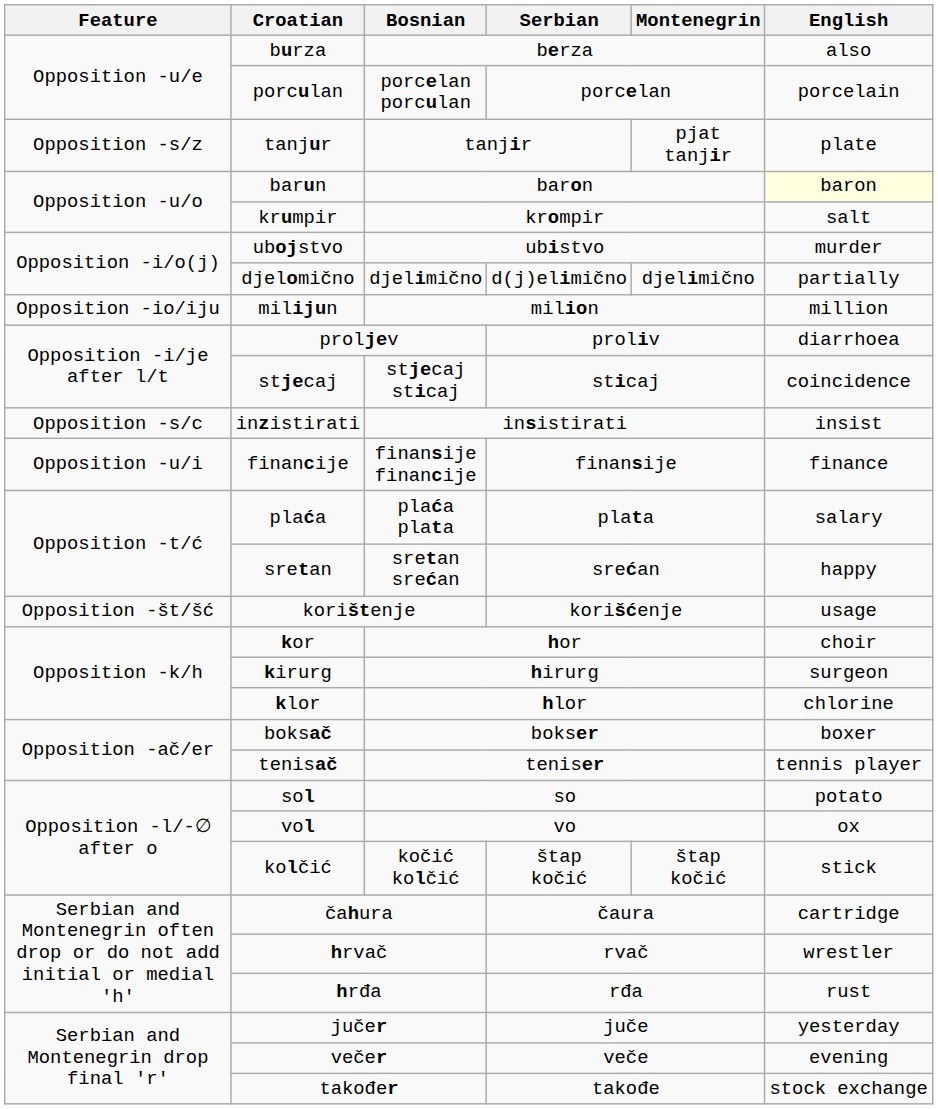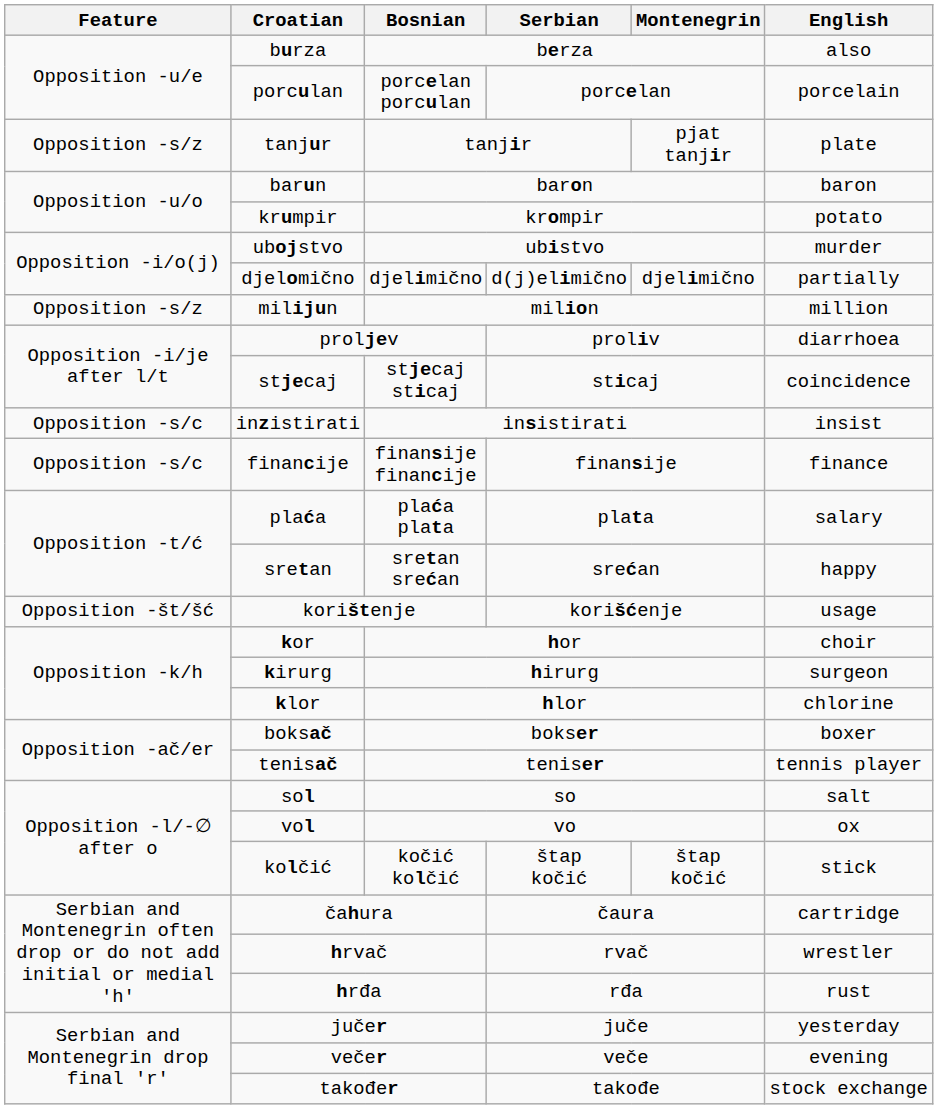(849, 186) lightyellow background -> (849, 186) no background
(849, 217) salt -> (849, 217) potato
(118, 309) Opposition -io/iju -> (118, 309) Opposition -s/z
(118, 465) Opposition -u/i -> (118, 465) Opposition -s/c
(849, 796) potato -> (849, 796) salt
